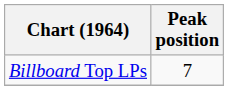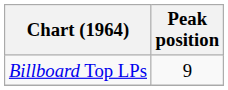(187, 70) 7 -> (187, 70) 9
